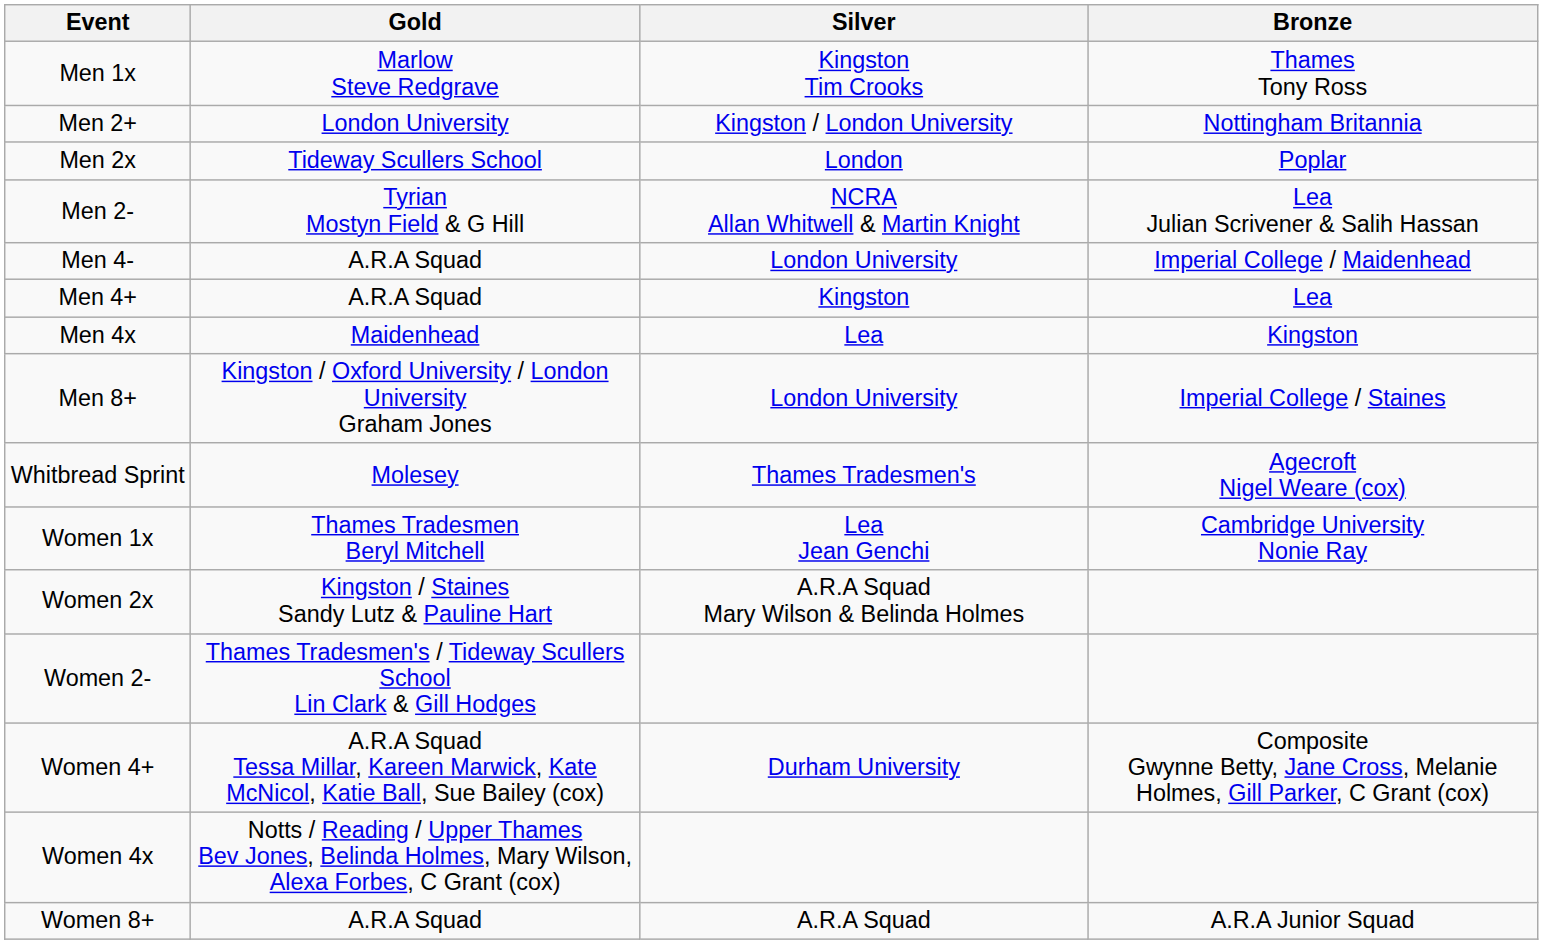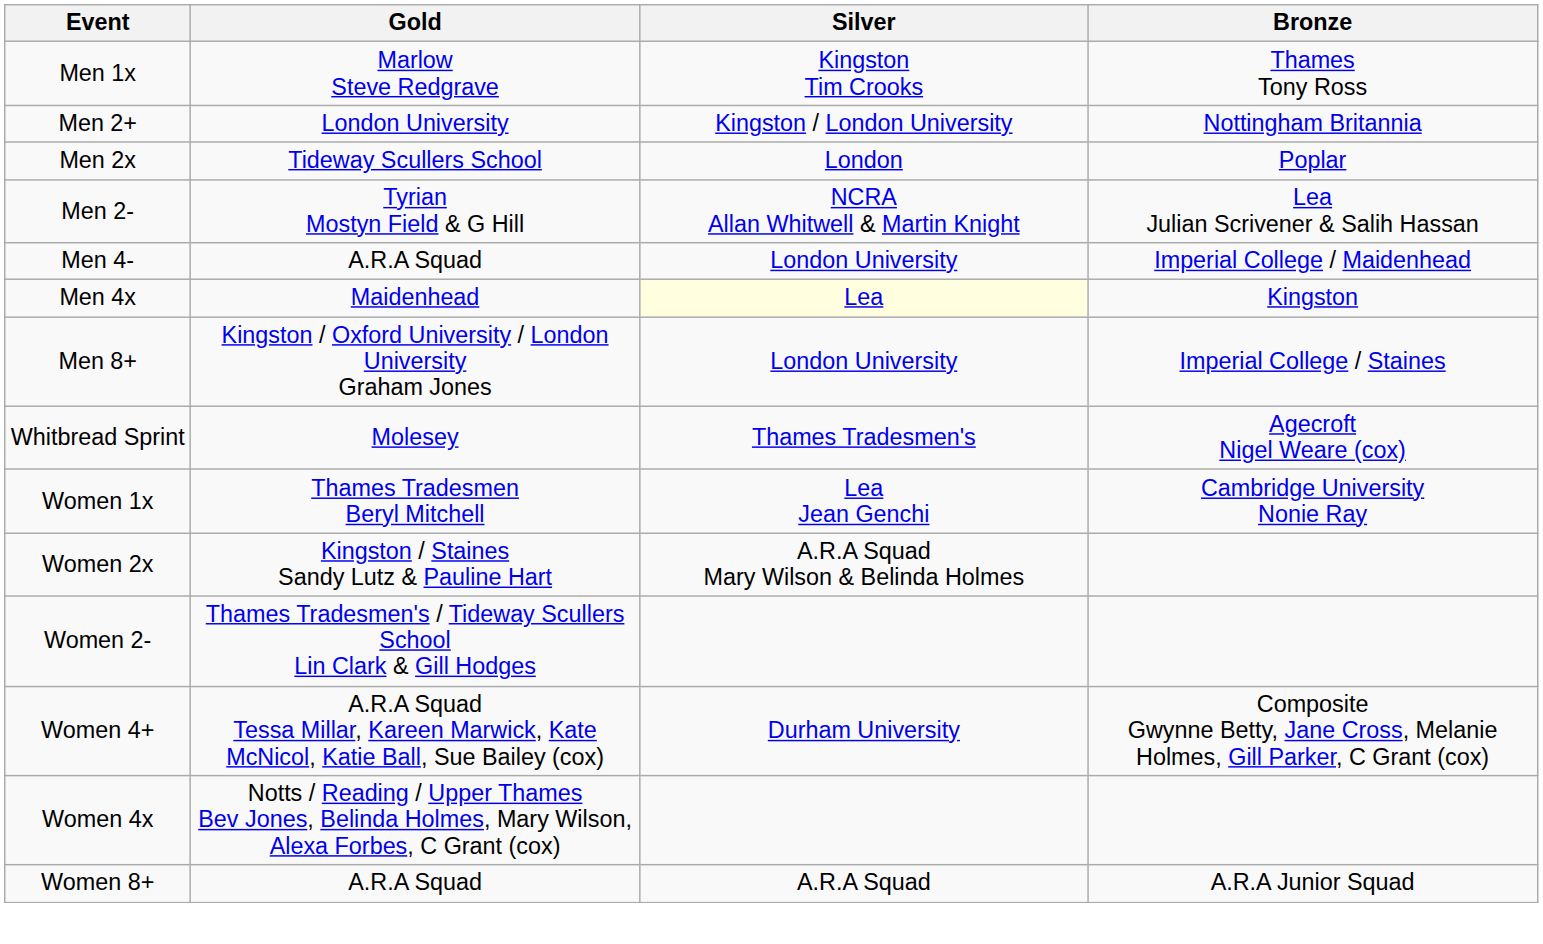- row: (98, 297)
(864, 334) no background -> (864, 297) lightyellow background
